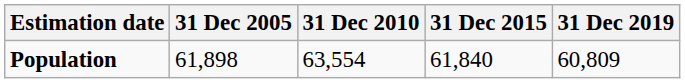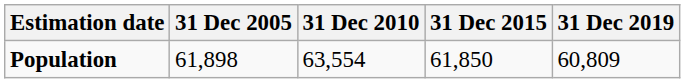(461, 58) 61,840 -> (461, 58) 61,850
